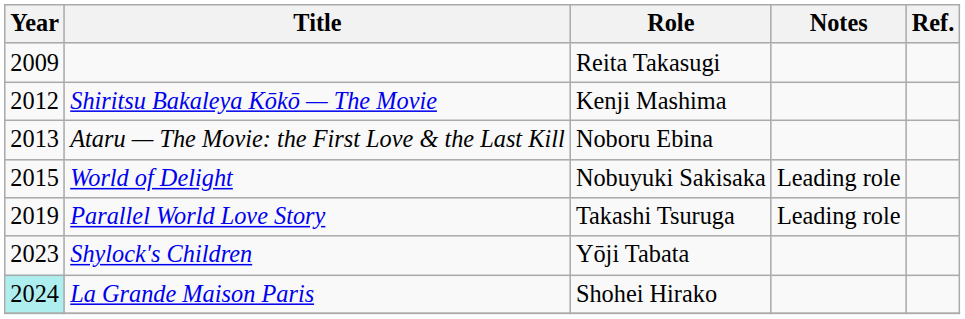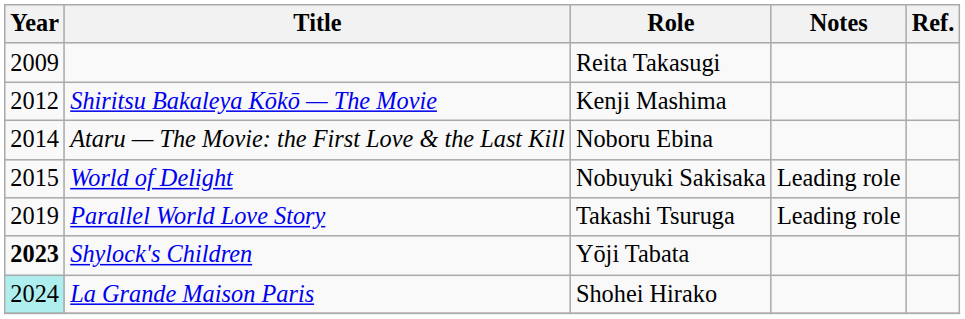(35, 139) 2013 -> (35, 139) 2014
(35, 255) normal -> (35, 255) bold
